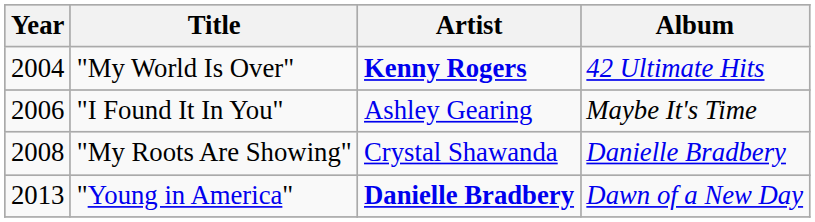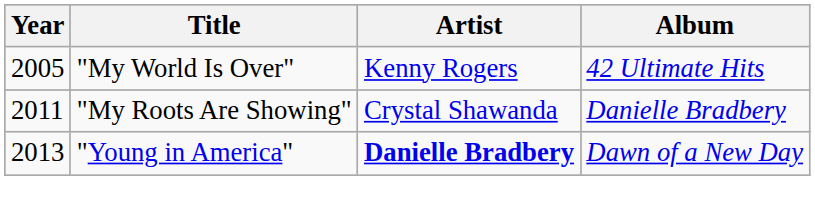(38, 68) 2004 -> (38, 68) 2005
(445, 68) bold -> (441, 68) normal
- row: (180, 110)
(38, 152) 2008 -> (37, 110) 2011
